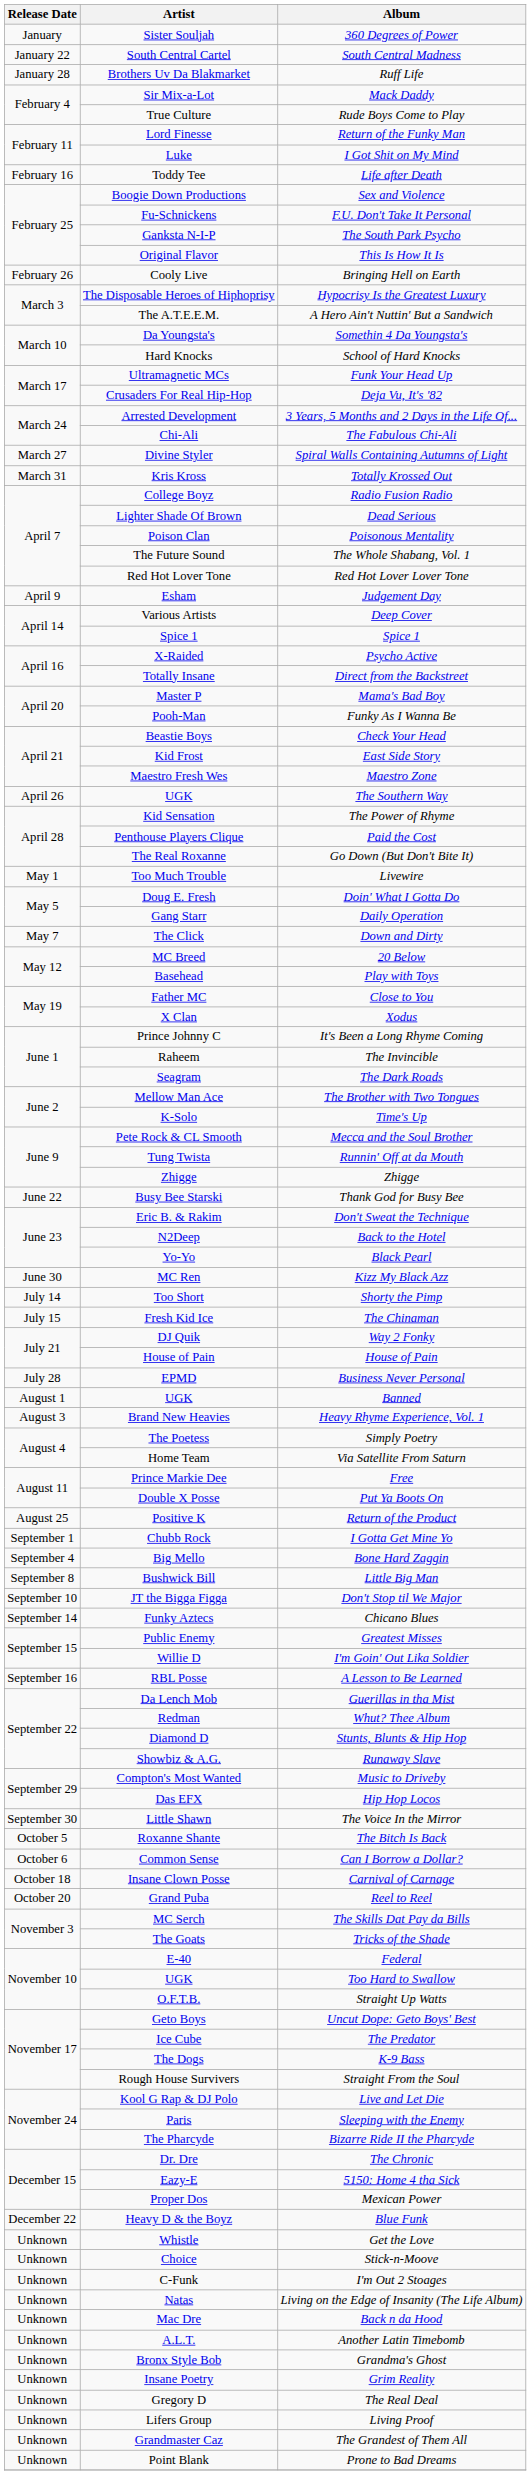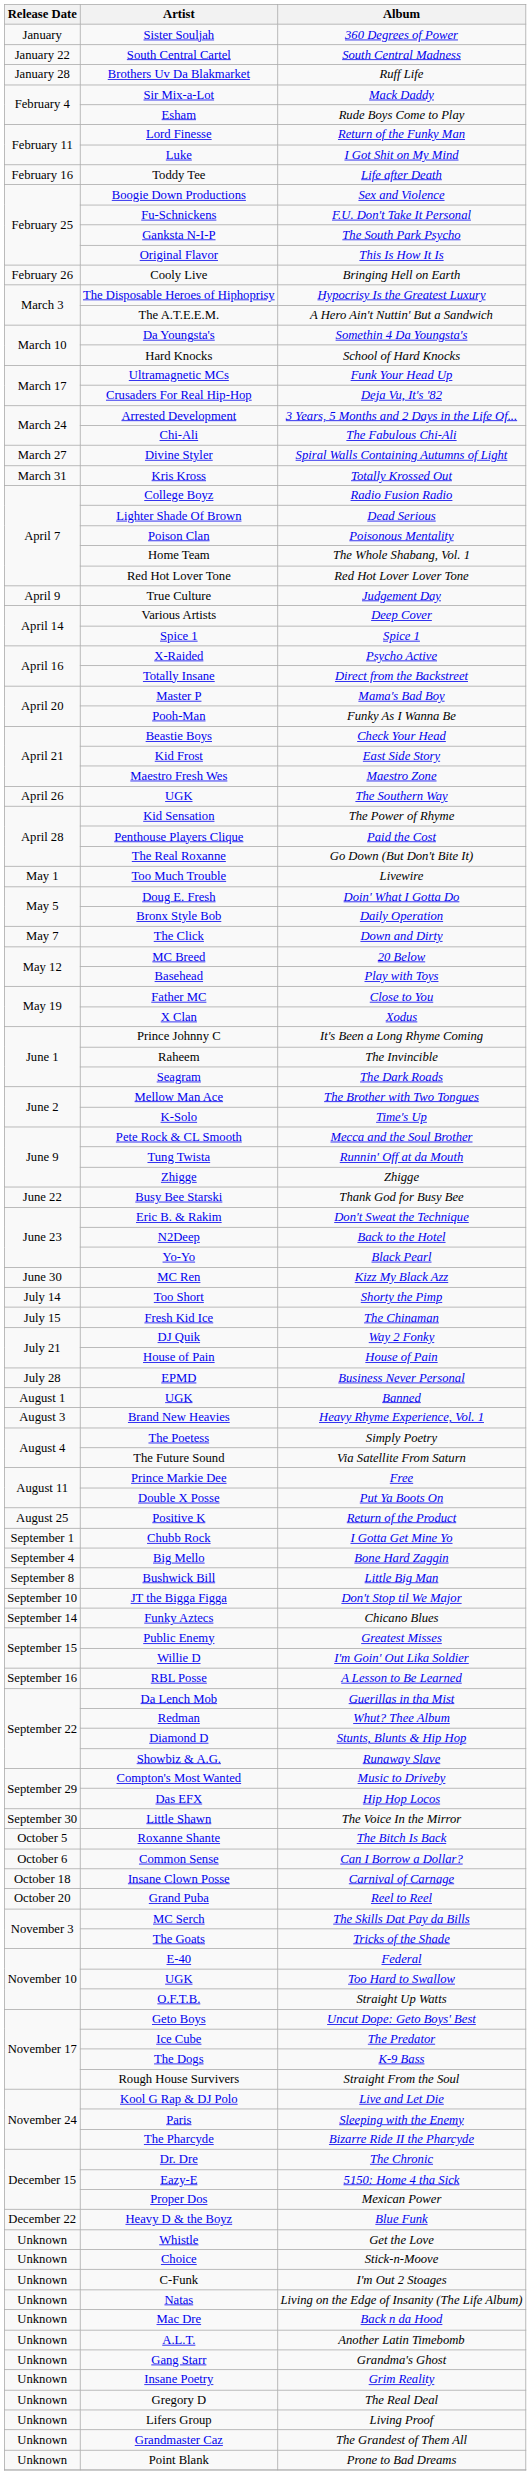(179, 114) True Culture -> (179, 114) Esham
(179, 555) The Future Sound -> (179, 555) Home Team
(179, 595) Esham -> (179, 595) True Culture
(179, 916) Gang Starr -> (179, 916) Bronx Style Bob
(179, 1457) Home Team -> (179, 1457) The Future Sound
(179, 2359) Bronx Style Bob -> (179, 2359) Gang Starr
